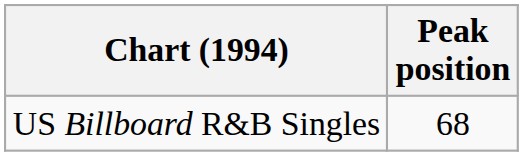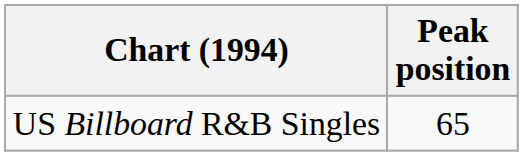(453, 122) 68 -> (453, 122) 65
